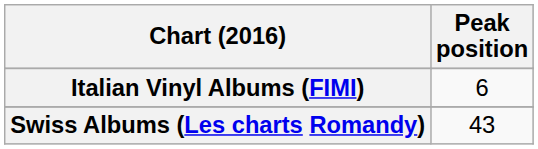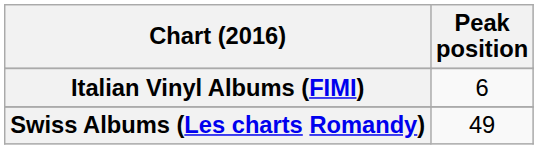(482, 125) 43 -> (482, 125) 49
